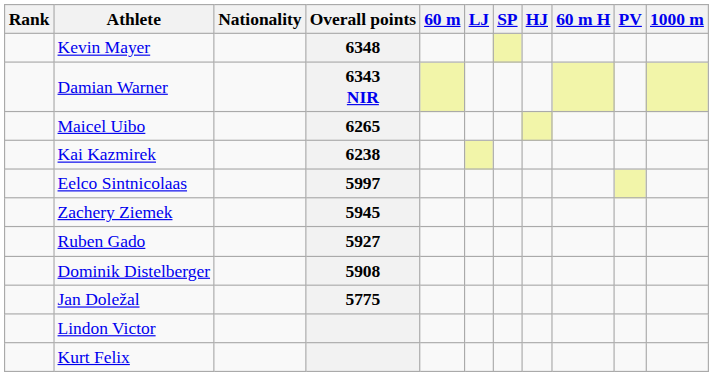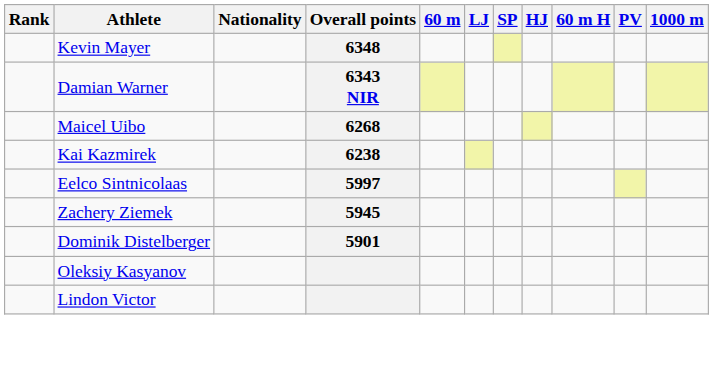(363, 126) 6265 -> (363, 126) 6268
- row: (101, 241)
(363, 270) 5908 -> (363, 241) 5901
- row: (99, 299)
+ row: (122, 270)
- row: (94, 356)
